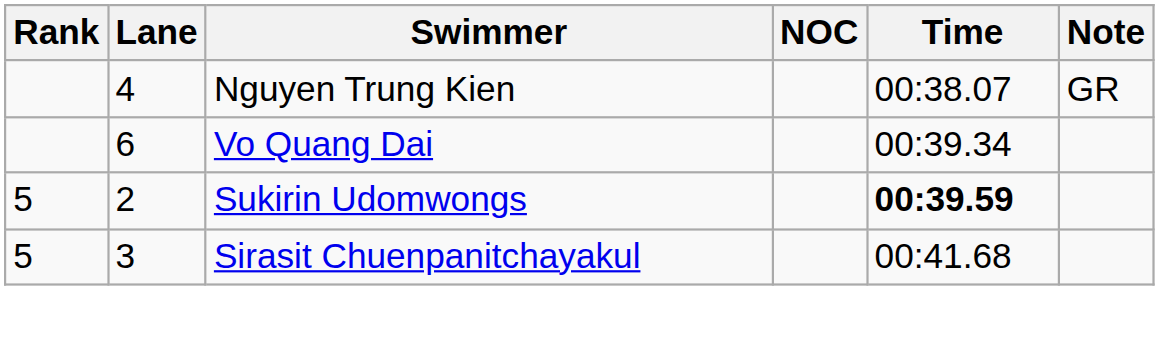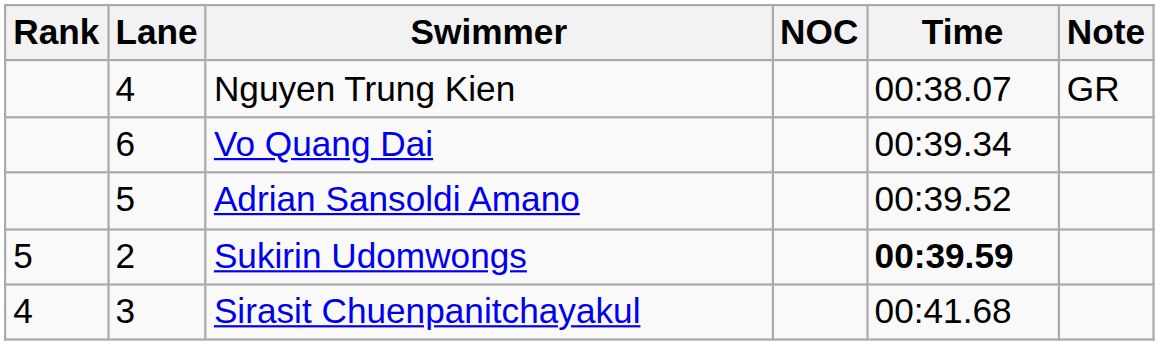+ row: (397, 199)
(23, 255) 5 -> (23, 311) 4
